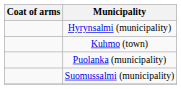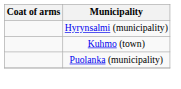- row: (120, 76)
